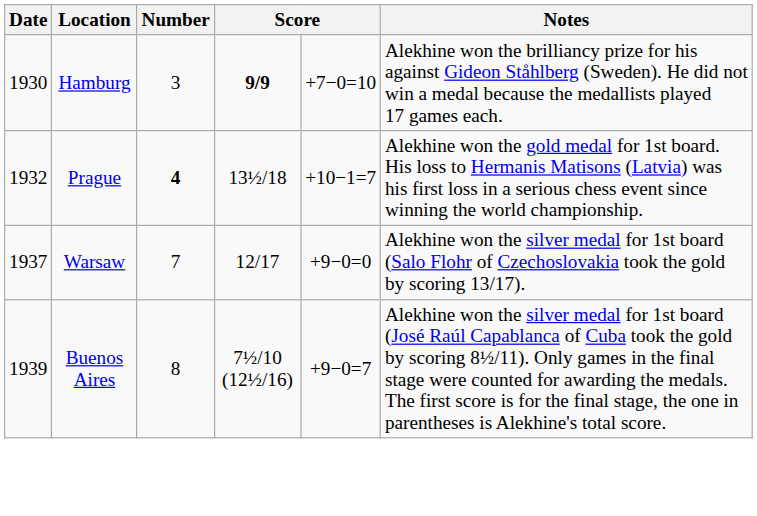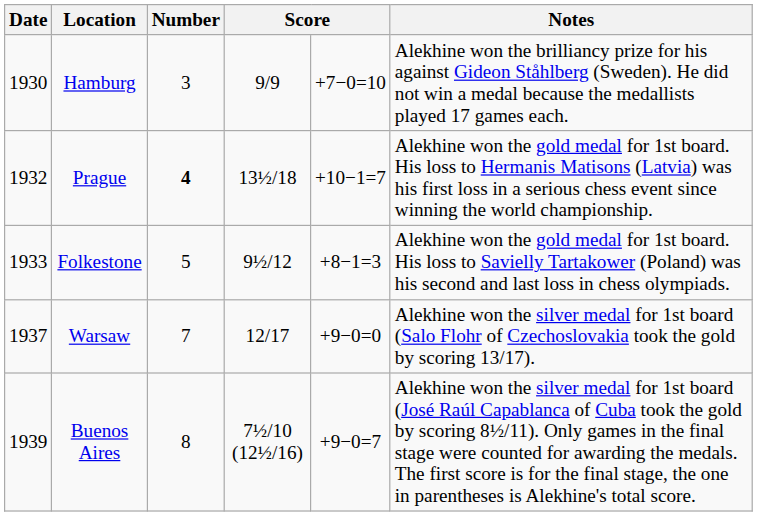(257, 82) bold -> (267, 82) normal
+ row: (100, 262)
